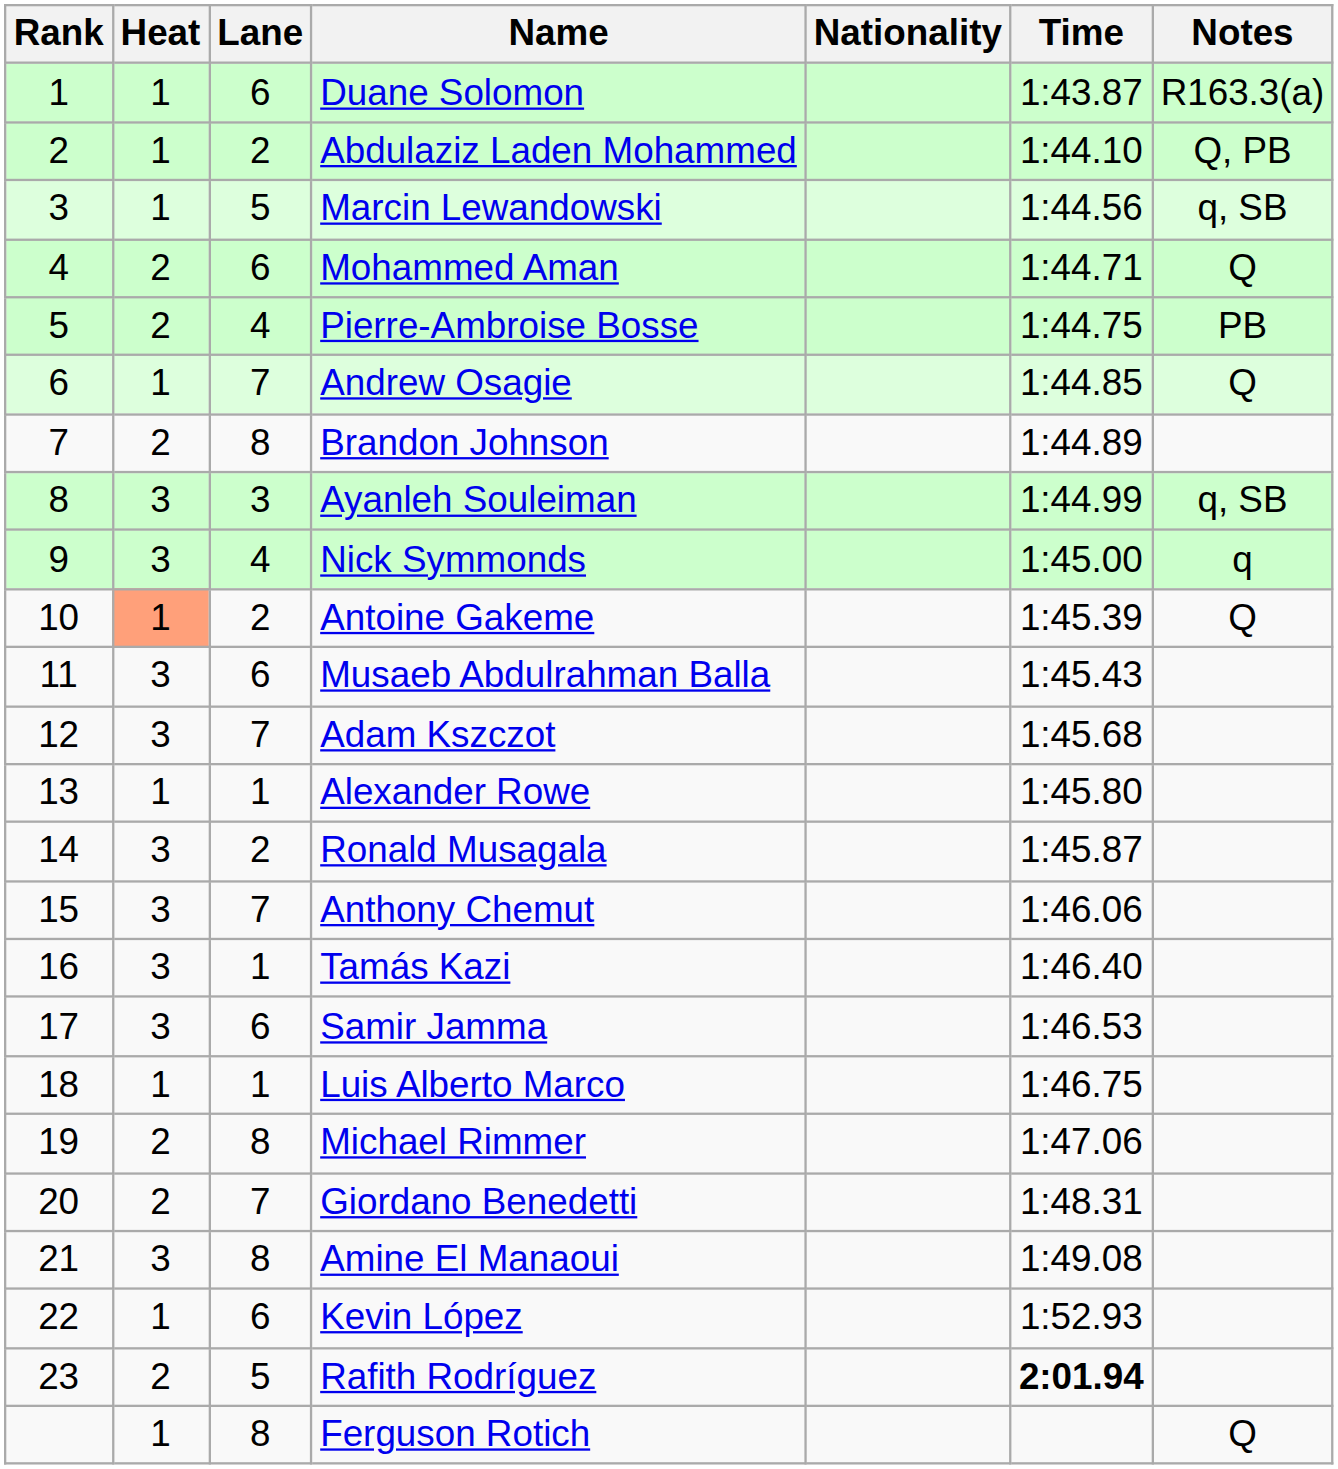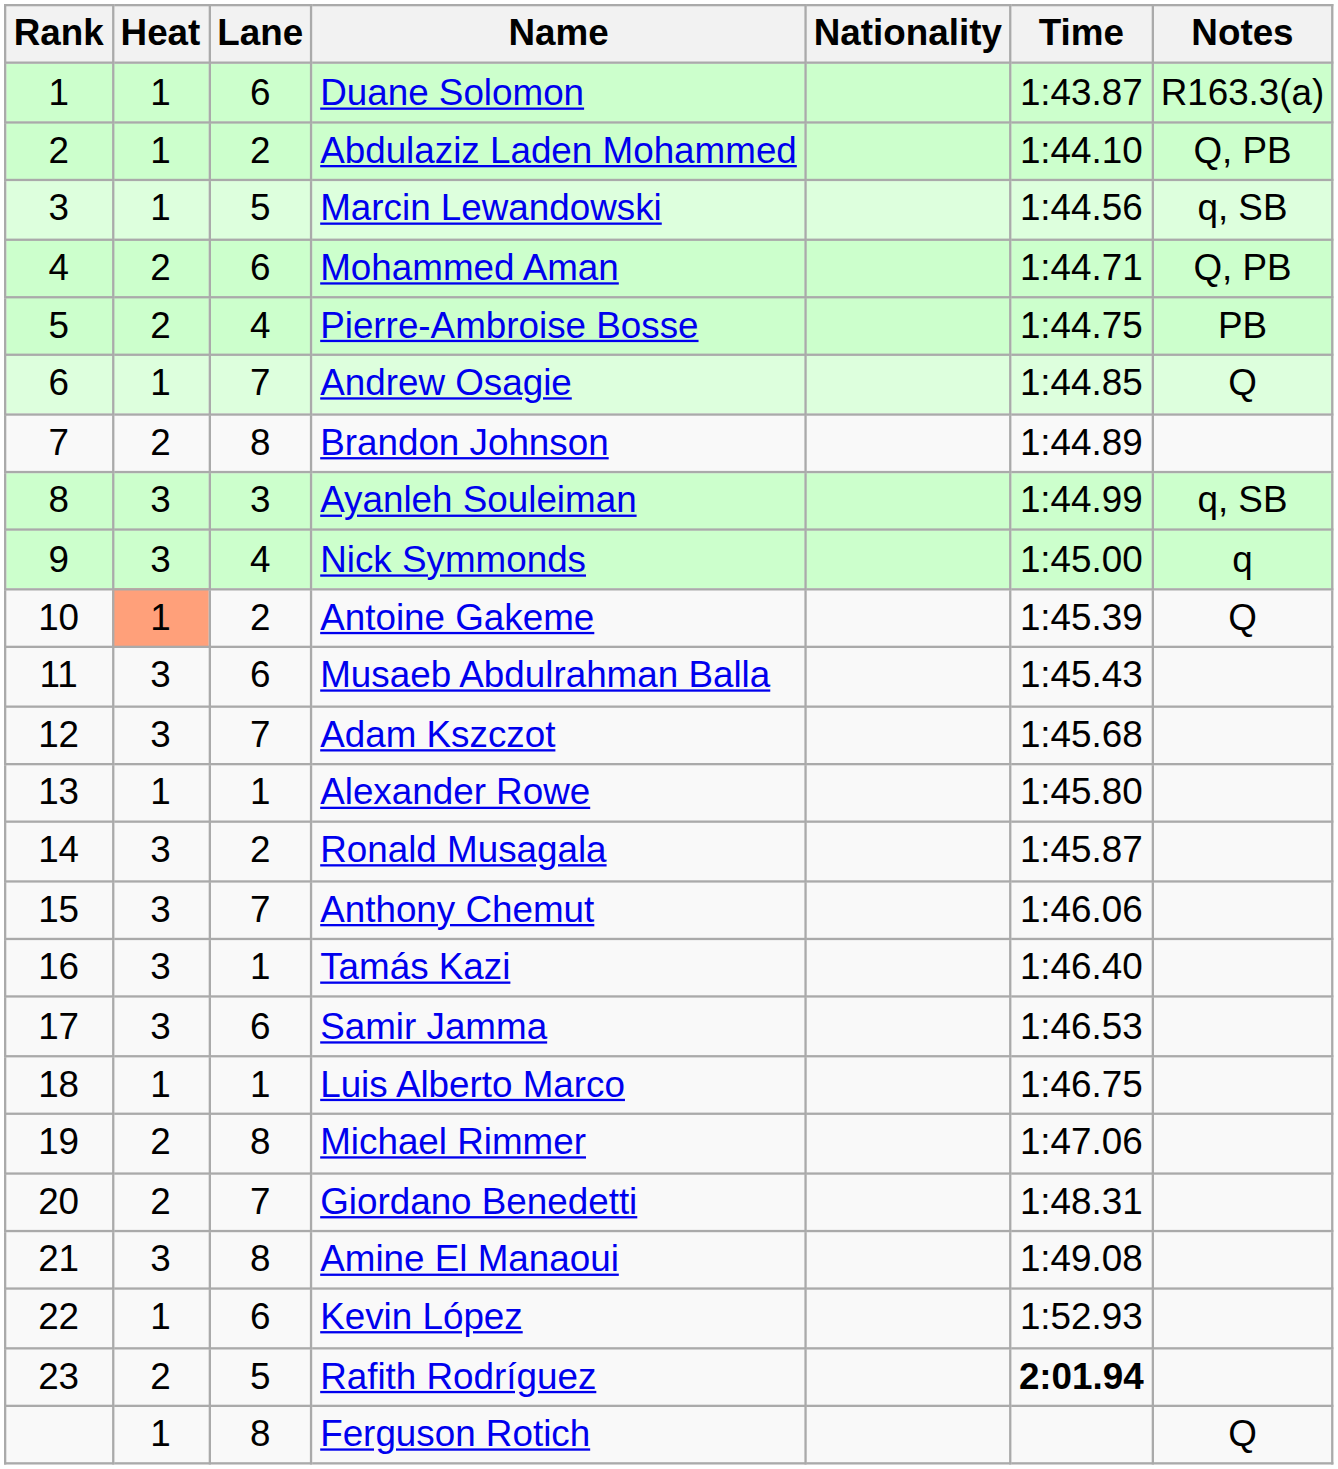(1242, 267) Q -> (1242, 267) Q, PB
